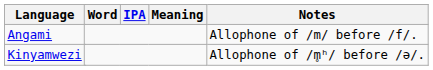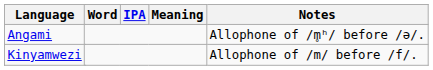(314, 35) Allophone of /m/ before /f/. -> (317, 35) Allophone of /m̥ʰ/ before /ə/.
(317, 55) Allophone of /m̥ʰ/ before /ə/. -> (314, 55) Allophone of /m/ before /f/.
